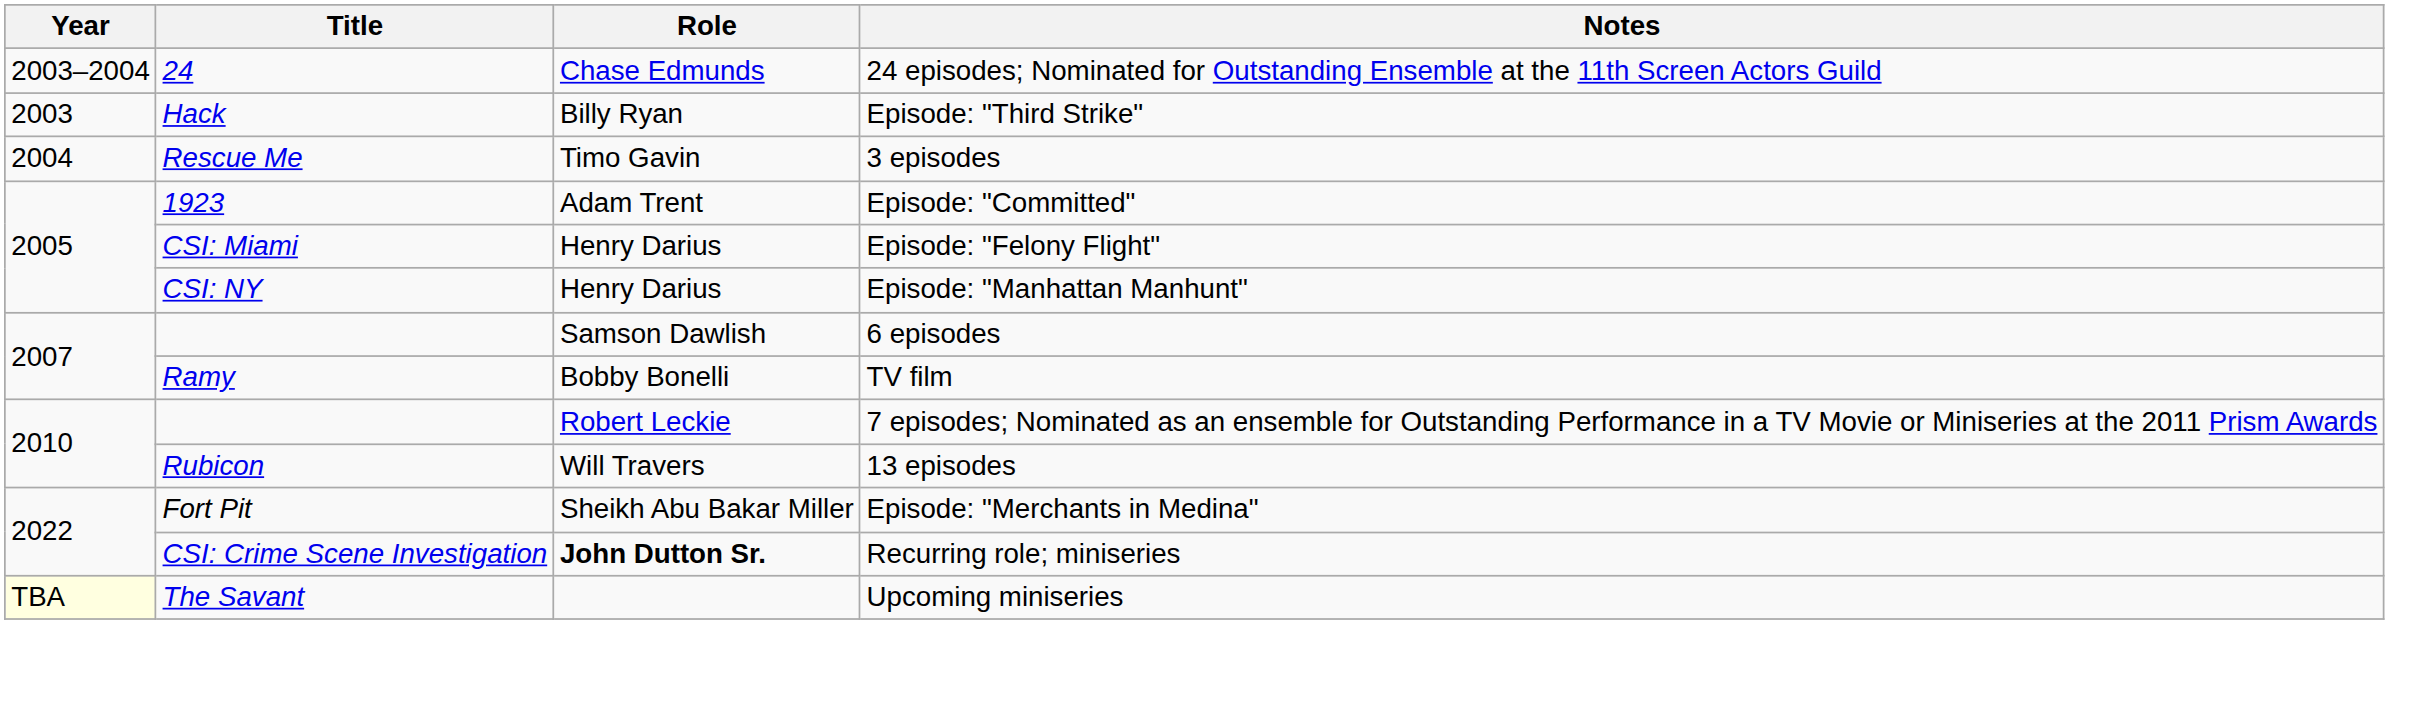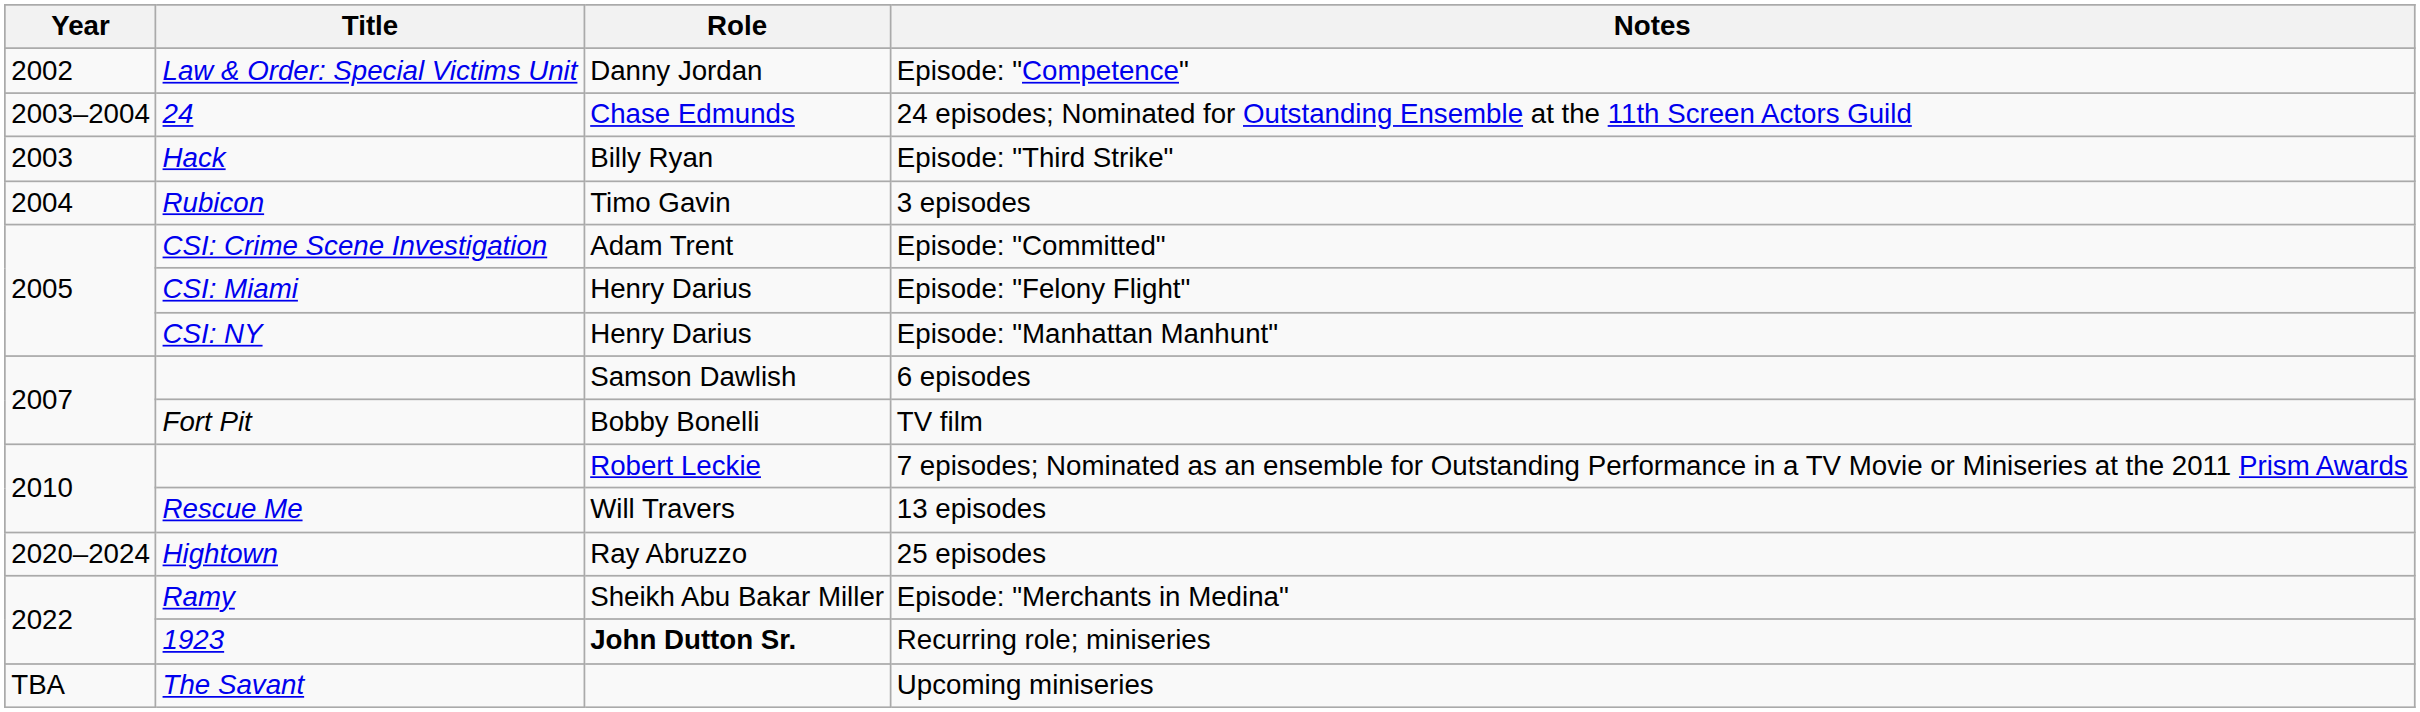+ row: (1043, 70)
(233, 158) Rescue Me -> (213, 202) Rubicon
(193, 202) 1923 -> (355, 245) CSI: Crime Scene Investigation
(199, 377) Ramy -> (207, 421) Fort Pit
(213, 465) Rubicon -> (233, 509) Rescue Me
+ row: (971, 553)
(207, 509) Fort Pit -> (199, 597) Ramy
(355, 553) CSI: Crime Scene Investigation -> (193, 641) 1923
(38, 597) lightyellow background -> (38, 684) no background
